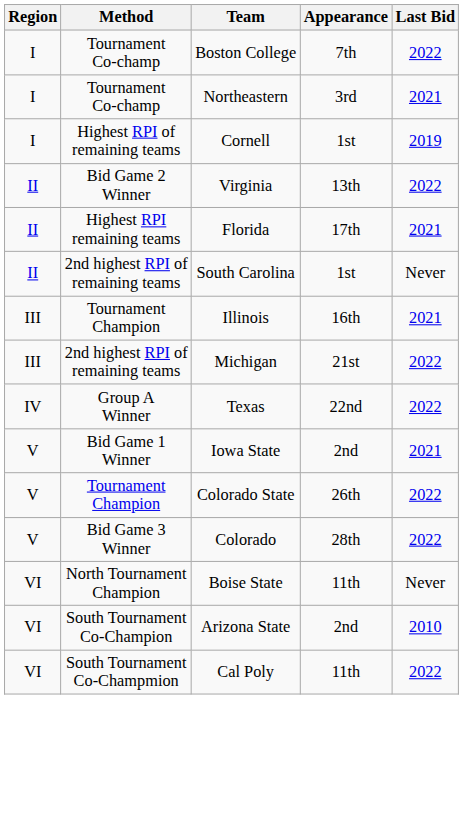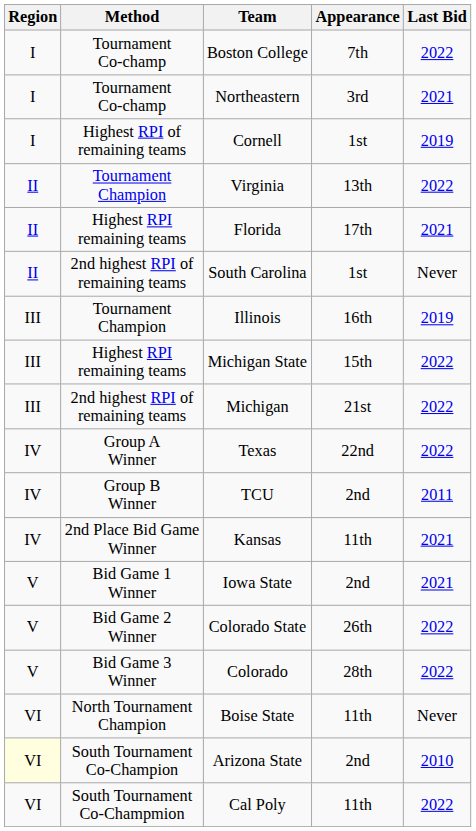(126, 185) Bid Game 2 Winner -> (132, 185) Tournament Champion
(425, 317) 2021 -> (437, 317) 2019
+ row: (257, 362)
+ row: (257, 494)
+ row: (257, 539)
(126, 494) Tournament Champion -> (132, 627) Bid Game 2 Winner
(33, 627) no background -> (33, 760) lightyellow background
